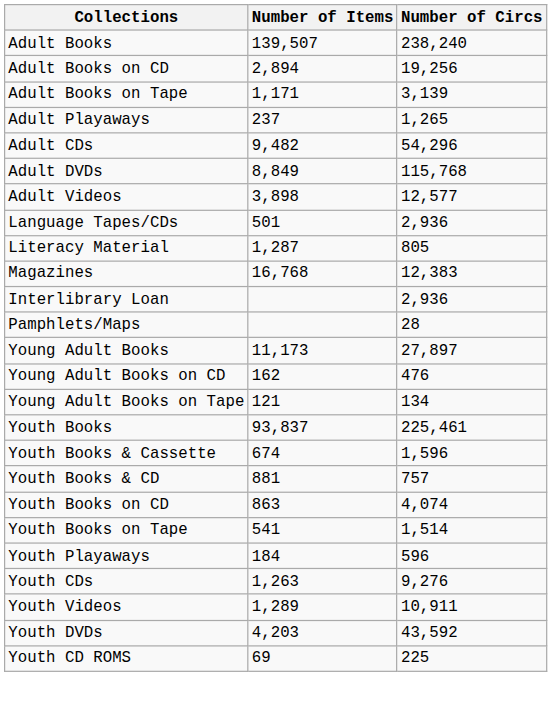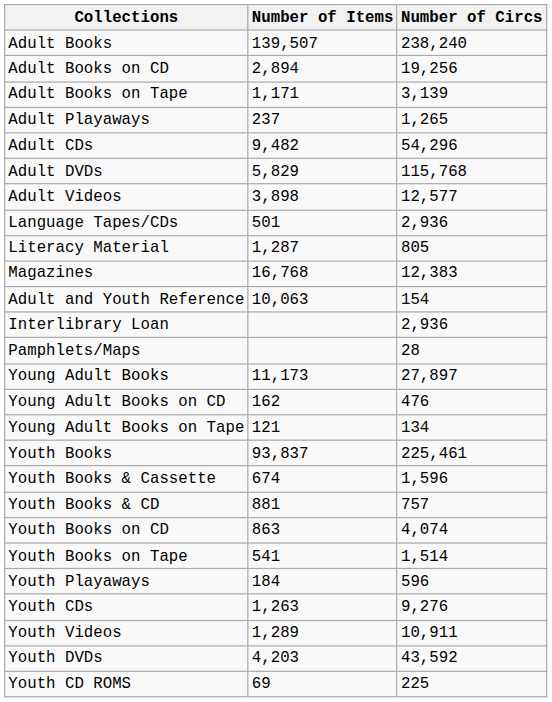(275, 171) 8,849 -> (275, 171) 5,829
+ row: (126, 299)
